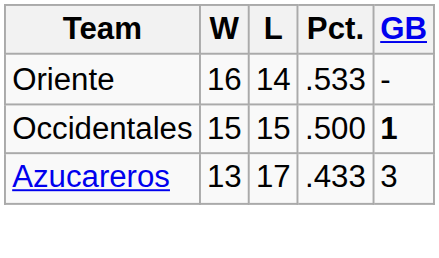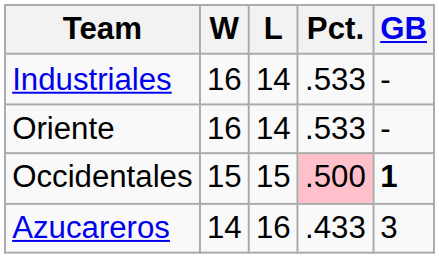+ row: (92, 78)
(335, 128) no background -> (335, 177) pink background
(224, 177) 13 -> (224, 227) 14
(273, 177) 17 -> (273, 227) 16
